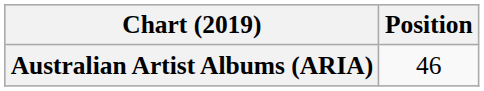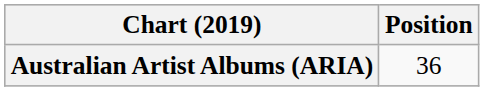(429, 65) 46 -> (429, 65) 36
